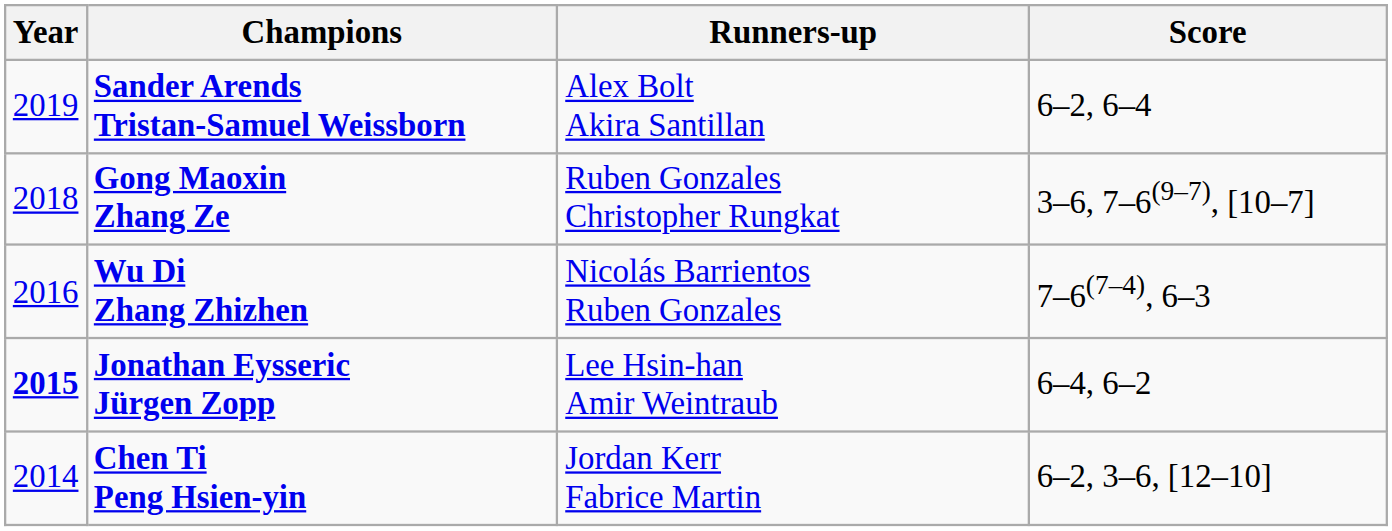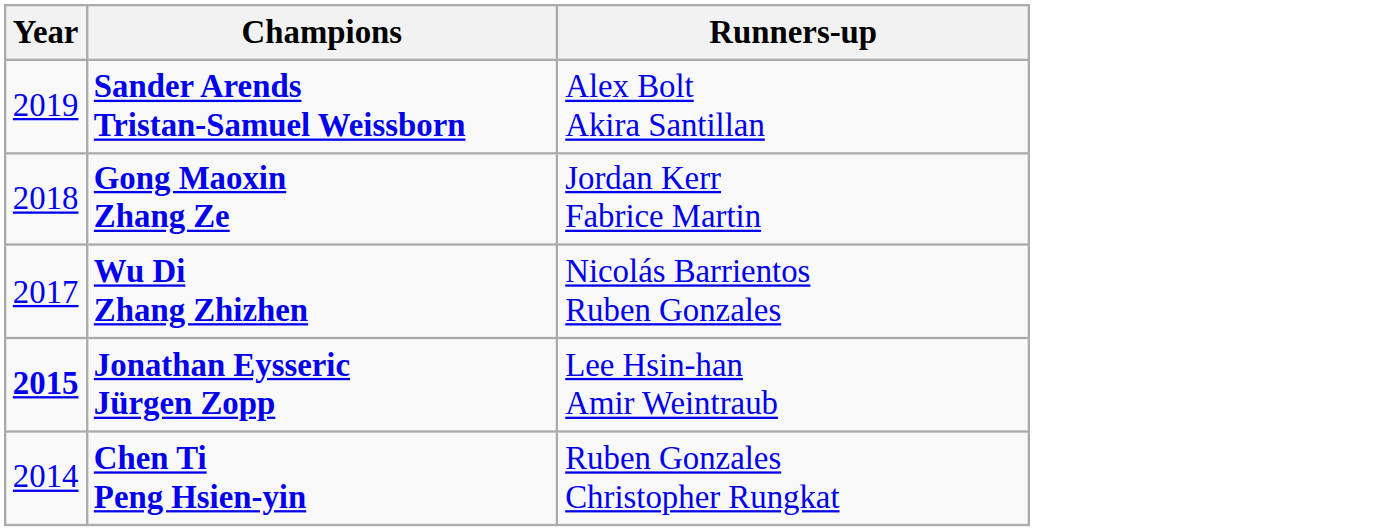- column: (1208, 31)
(702, 198) Ruben Gonzales Christopher Rungkat -> (663, 198) Jordan Kerr Fabrice Martin
(46, 291) 2016 -> (46, 291) 2017
(663, 477) Jordan Kerr Fabrice Martin -> (702, 477) Ruben Gonzales Christopher Rungkat
